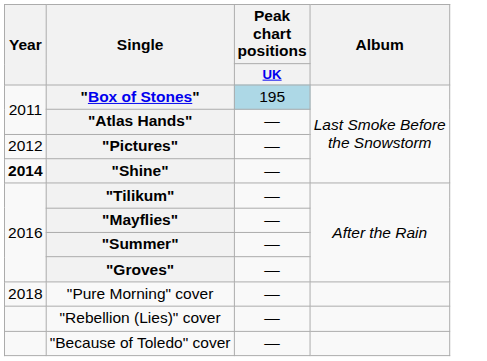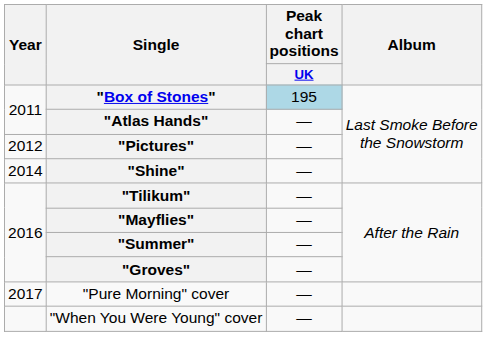(25, 170) bold -> (25, 170) normal
(25, 294) 2018 -> (25, 294) 2017
- row: (140, 318)
+ row: (156, 318)
- row: (140, 343)
